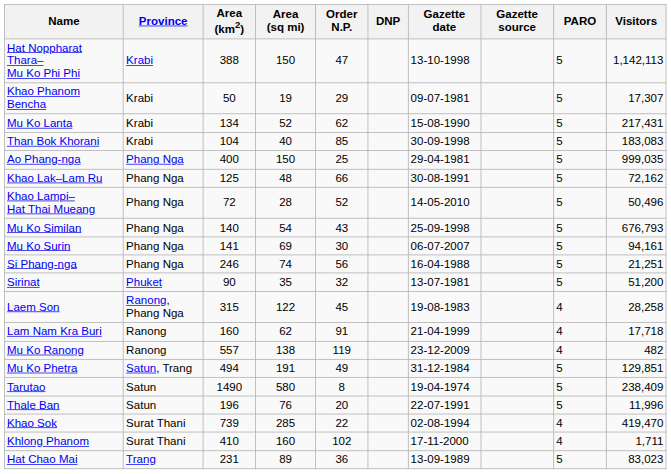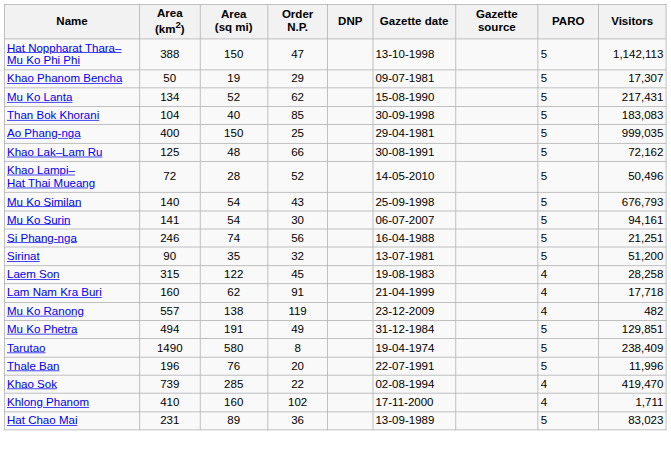- column: (163, 21)
(286, 245) 69 -> (234, 220) 54
